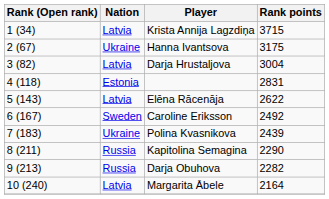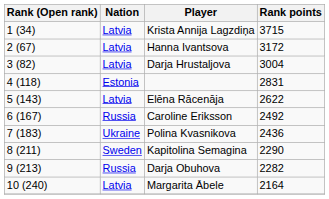(121, 47) Ukraine -> (117, 47) Latvia
(272, 47) 3175 -> (272, 47) 3172
(122, 116) Sweden -> (119, 116) Russia
(272, 133) 2439 -> (272, 133) 2436
(119, 151) Russia -> (122, 151) Sweden
